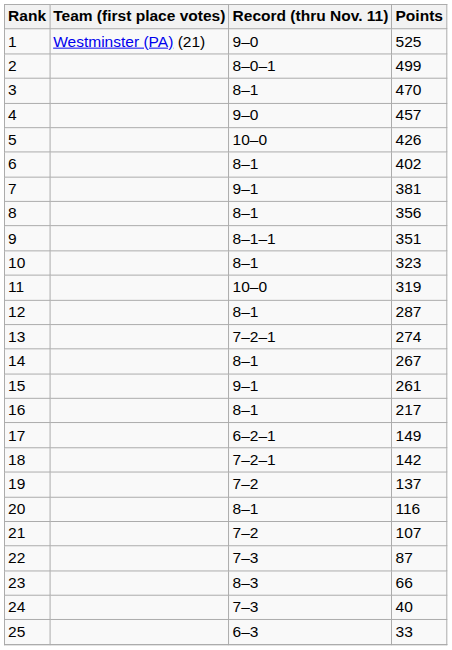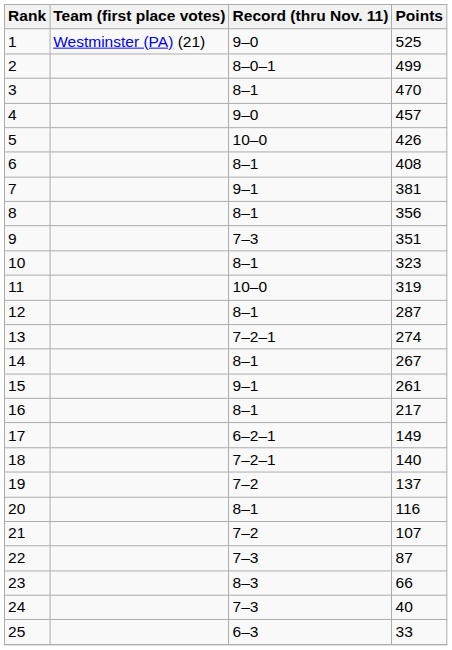(408, 164) 402 -> (408, 164) 408
(254, 238) 8–1–1 -> (245, 238) 7–3
(408, 459) 142 -> (408, 459) 140
